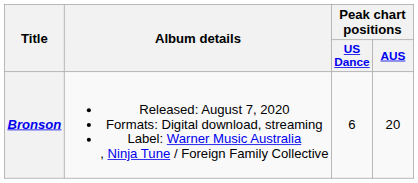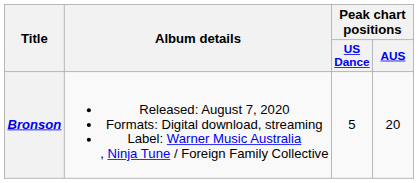(352, 124) 6 -> (352, 124) 5
